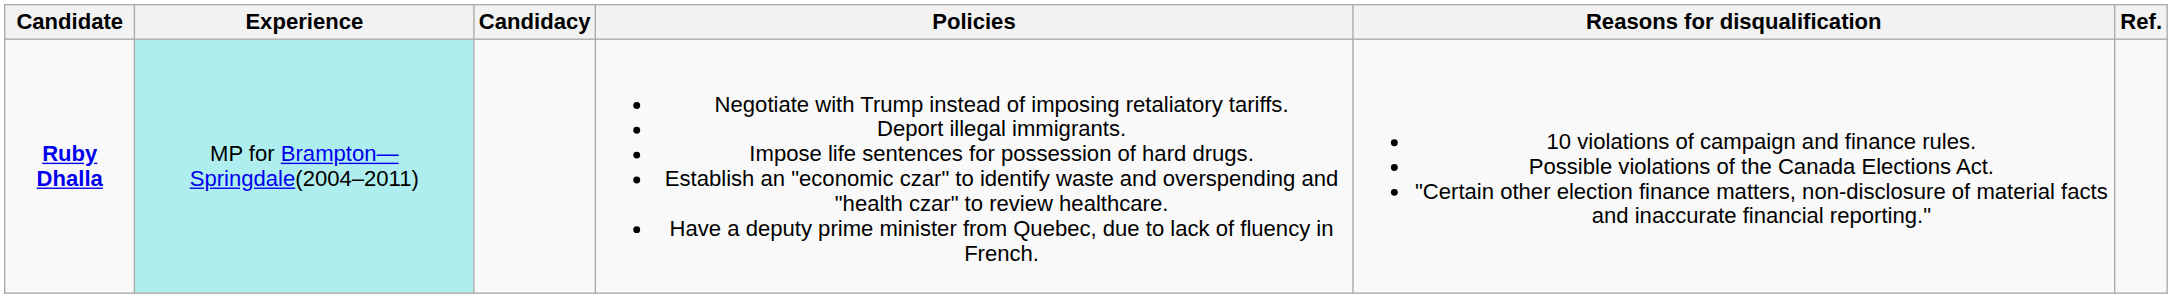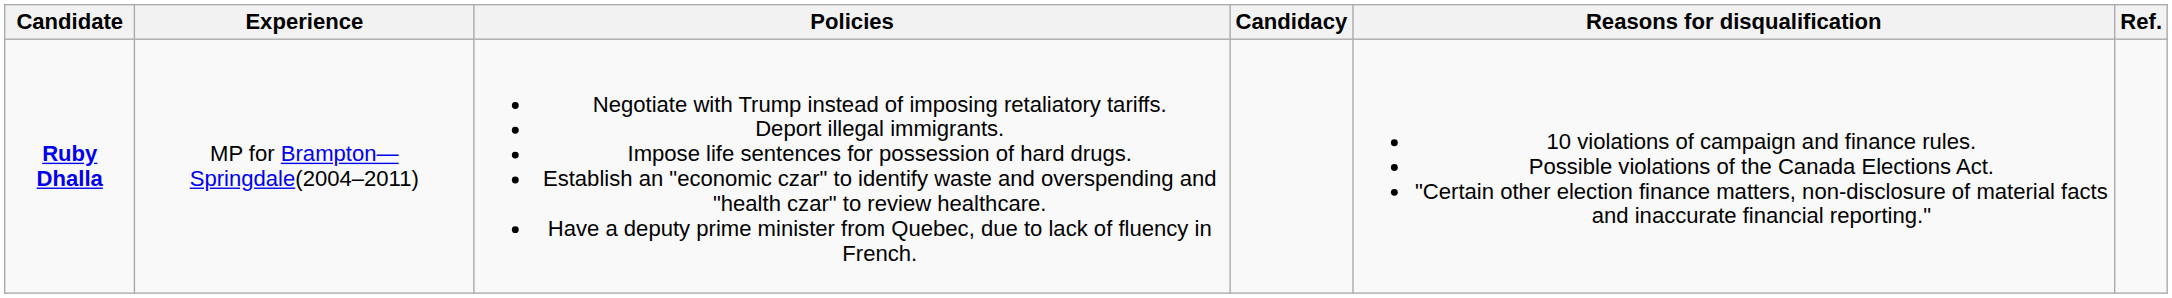columns swapped: (535, 22) <-> (974, 22)
(304, 166) paleturquoise background -> (304, 166) no background
